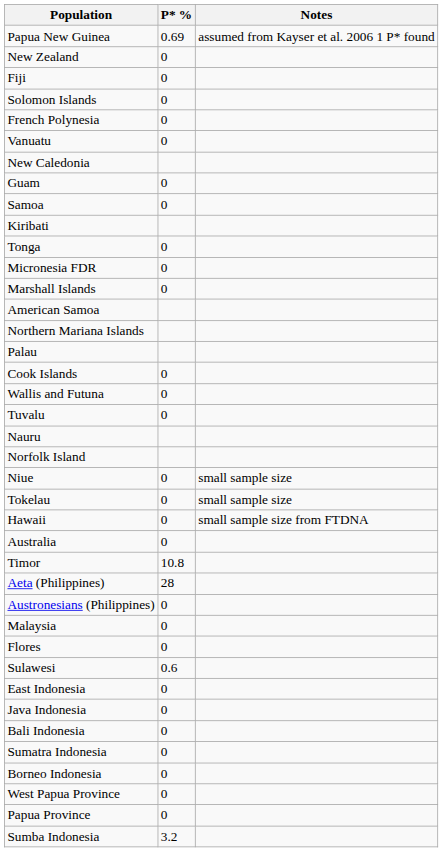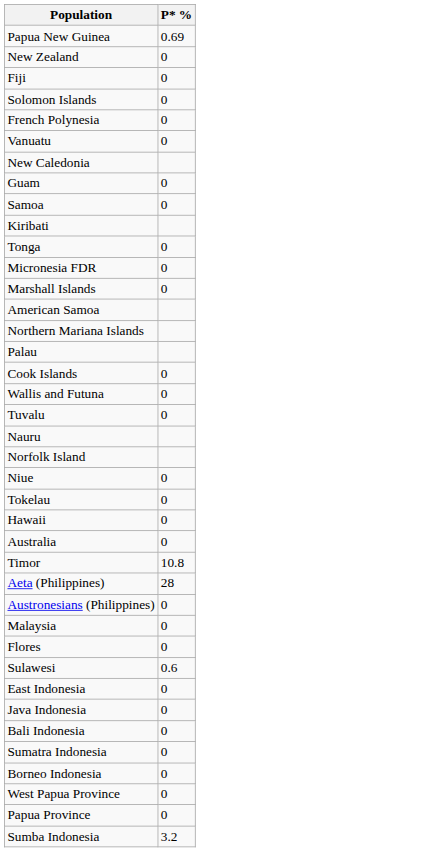- column: (316, 15)
